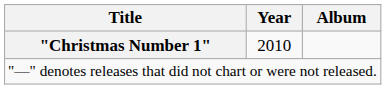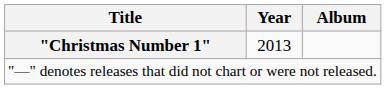(274, 44) 2010 -> (274, 44) 2013
